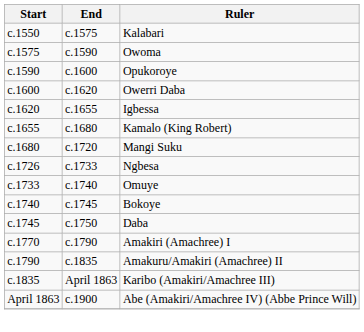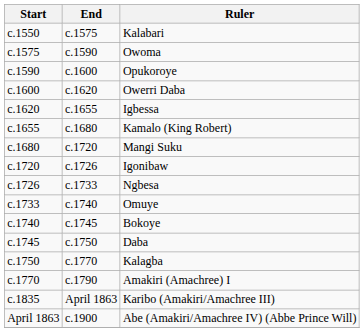+ row: (146, 166)
+ row: (143, 261)
- row: (203, 261)
